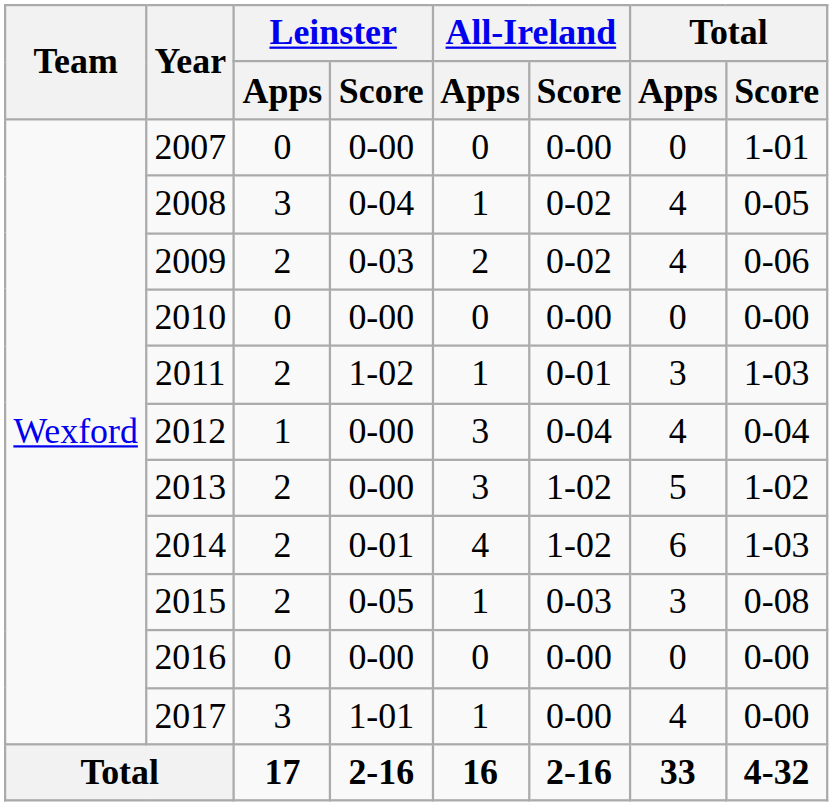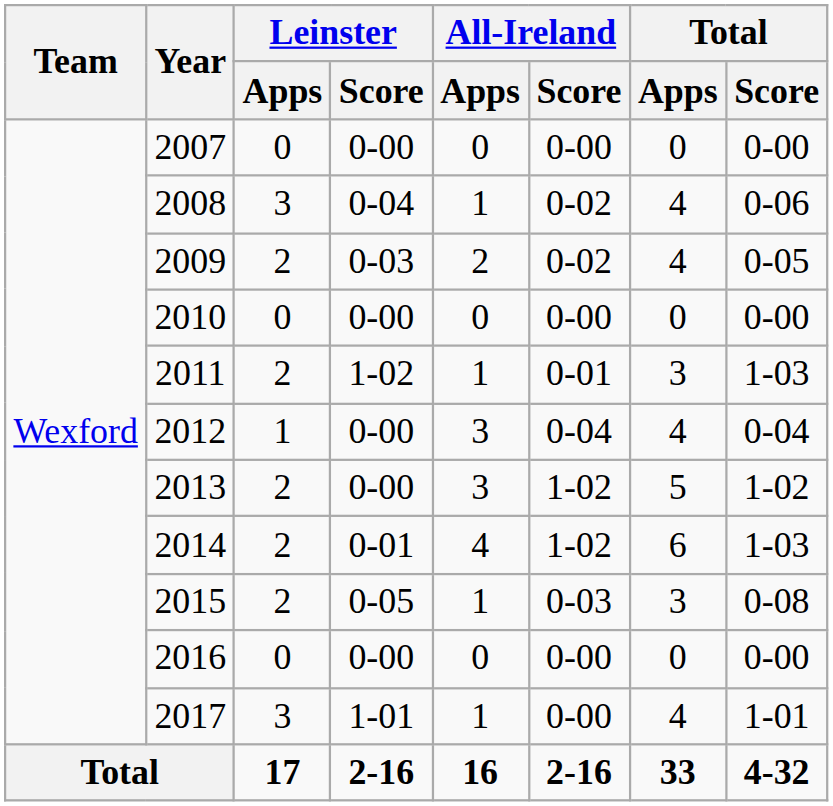(777, 146) 1-01 -> (777, 146) 0-00
(777, 203) 0-05 -> (777, 203) 0-06
(777, 260) 0-06 -> (777, 260) 0-05
(777, 714) 0-00 -> (777, 714) 1-01
